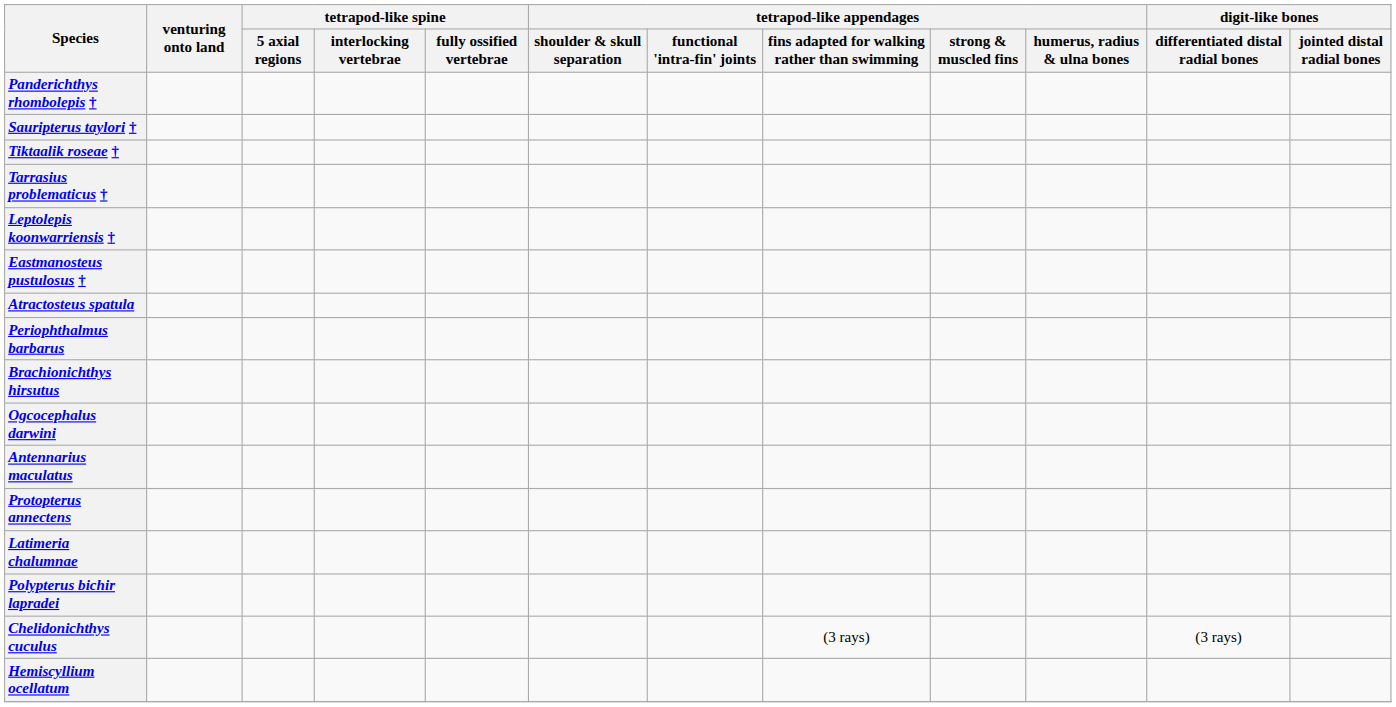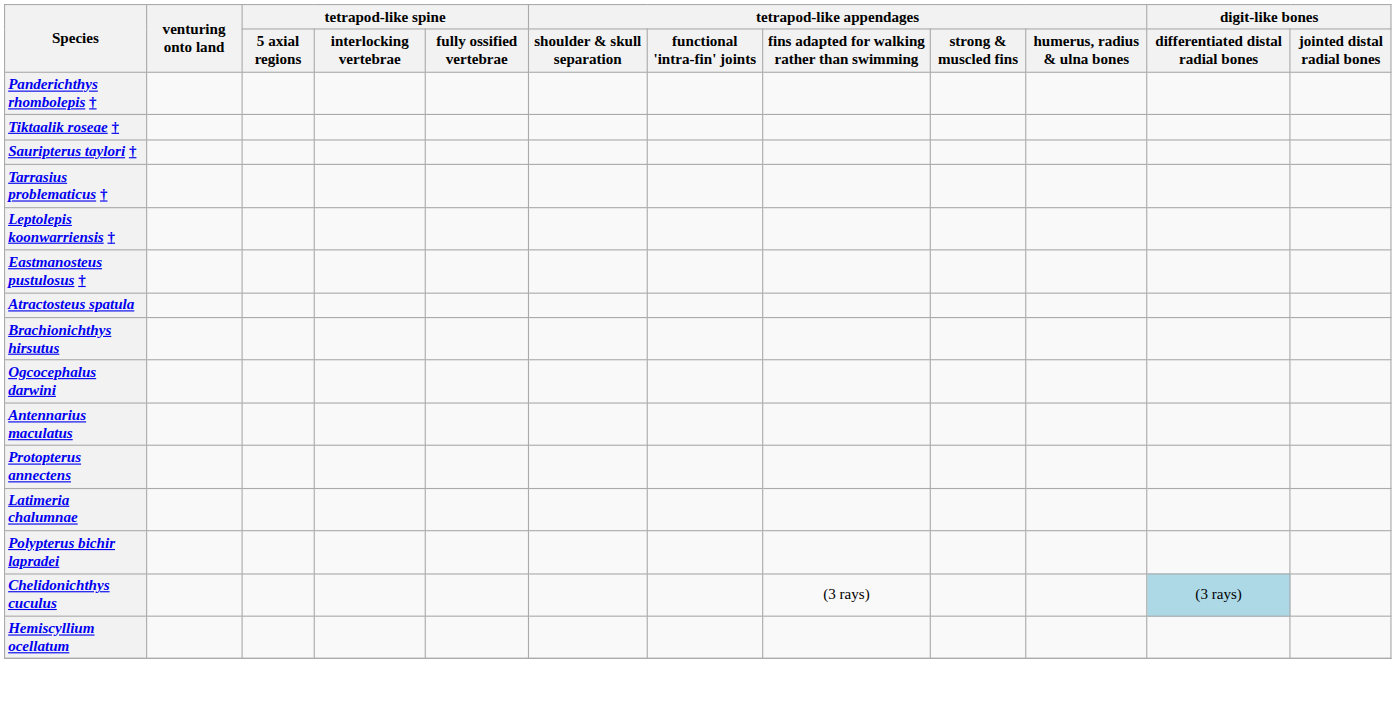rows swapped: (72, 126) <-> (64, 151)
- row: (58, 338)
(1219, 637) no background -> (1219, 594) lightblue background
